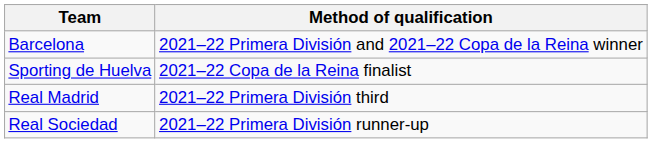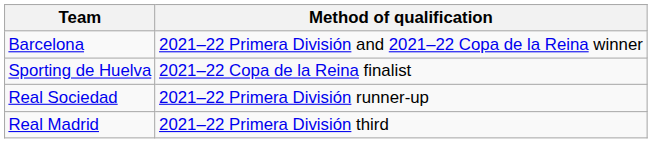rows swapped: (63, 124) <-> (54, 97)
